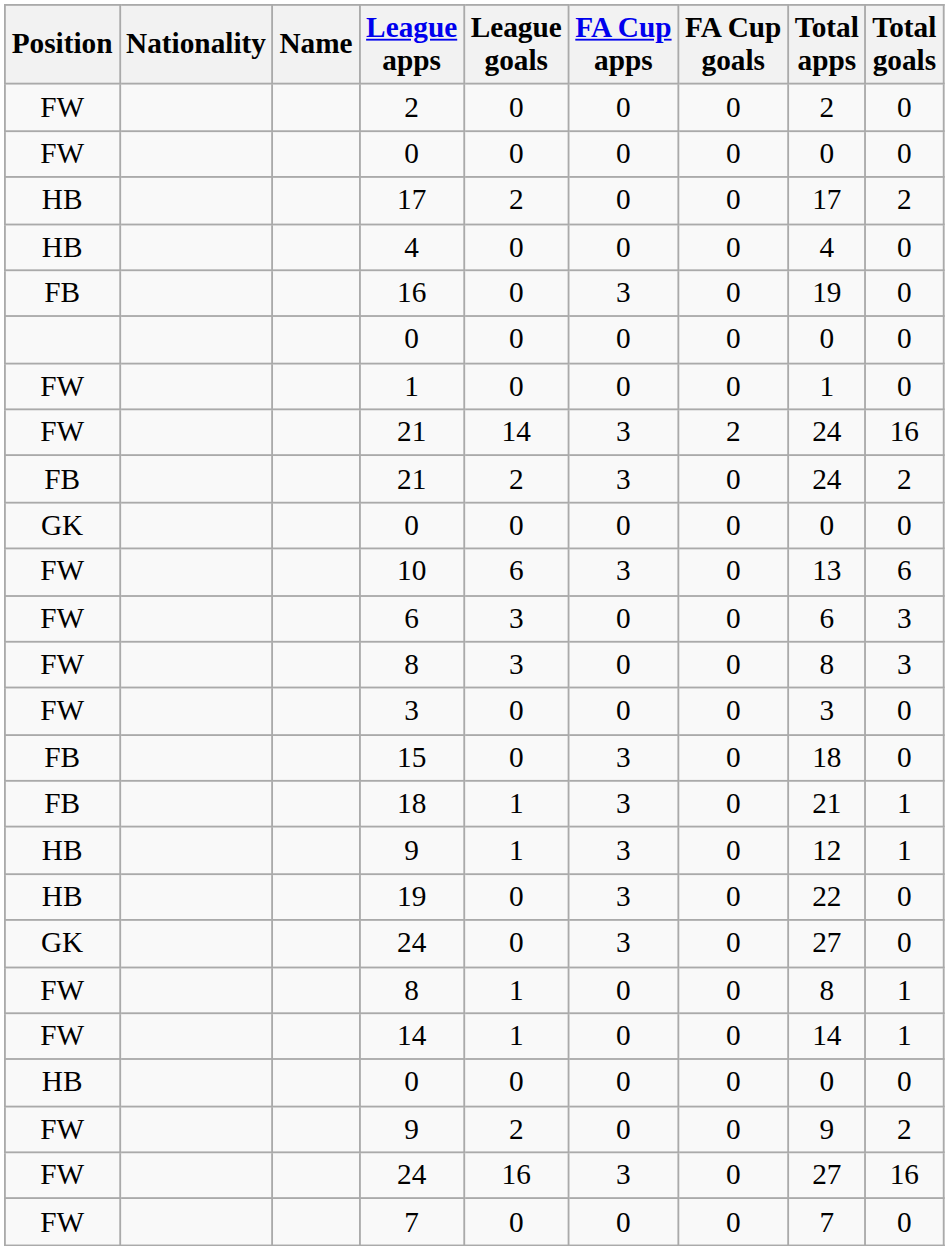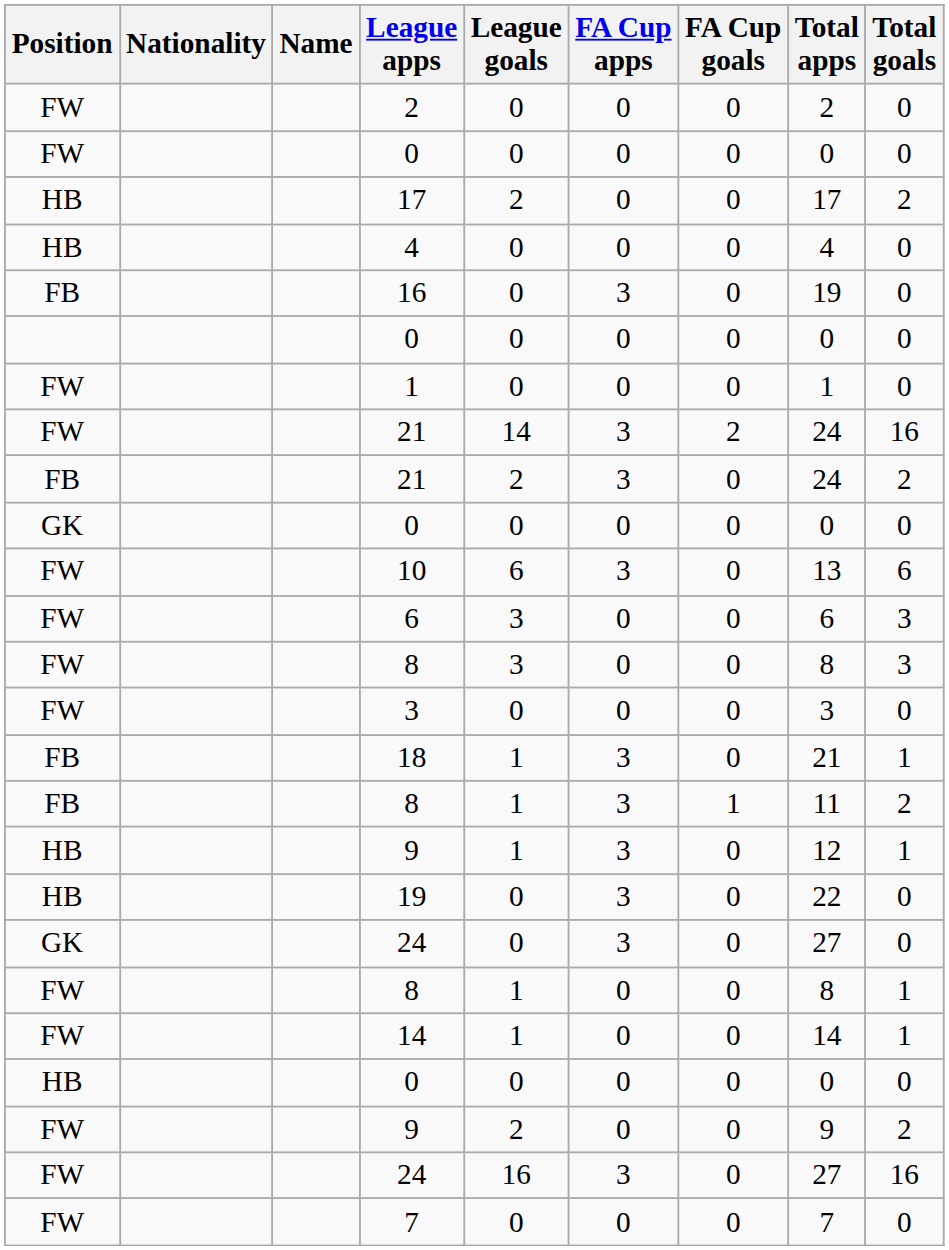- row: (62, 757)
+ row: (62, 803)
